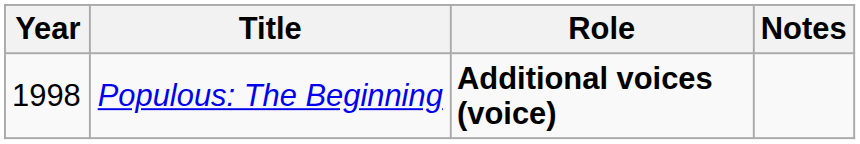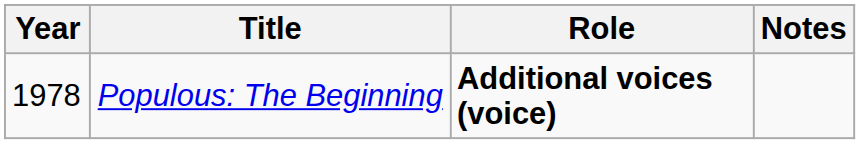(46, 95) 1998 -> (46, 95) 1978
